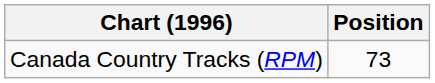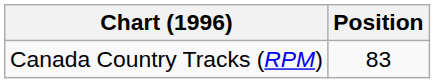(378, 58) 73 -> (378, 58) 83
